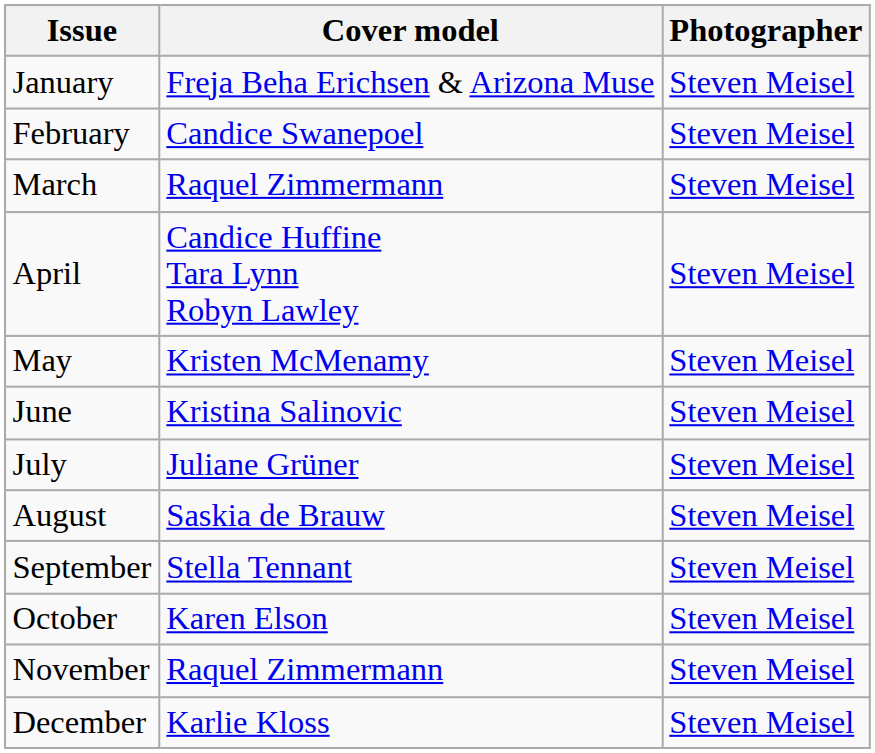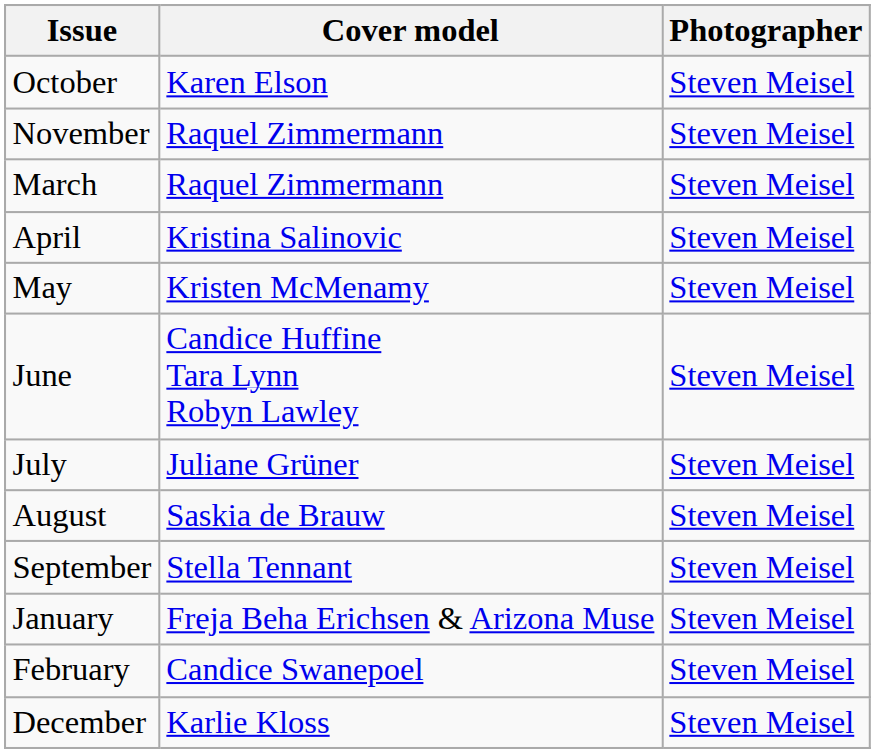rows swapped: (63, 81) <-> (65, 618)
rows swapped: (71, 133) <-> (81, 669)
(274, 272) Candice Huffine Tara Lynn Robyn Lawley -> (284, 236) Kristina Salinovic
(284, 412) Kristina Salinovic -> (274, 375) Candice Huffine Tara Lynn Robyn Lawley
